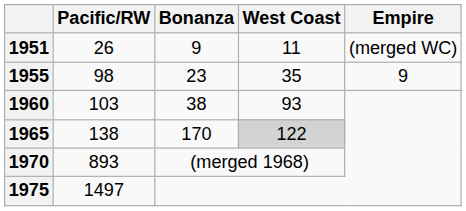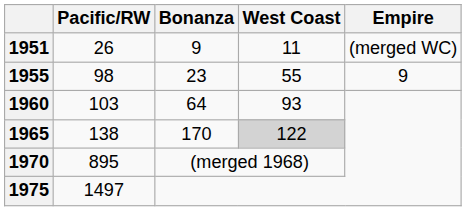(291, 76) 35 -> (291, 76) 55
(196, 104) 38 -> (196, 104) 64
(104, 162) 893 -> (104, 162) 895
